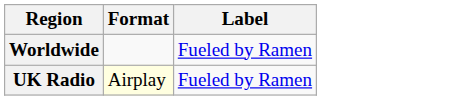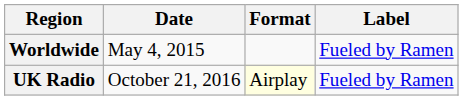+ column: (174, 19)
